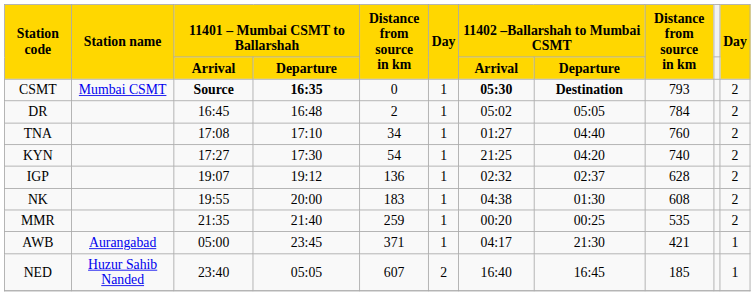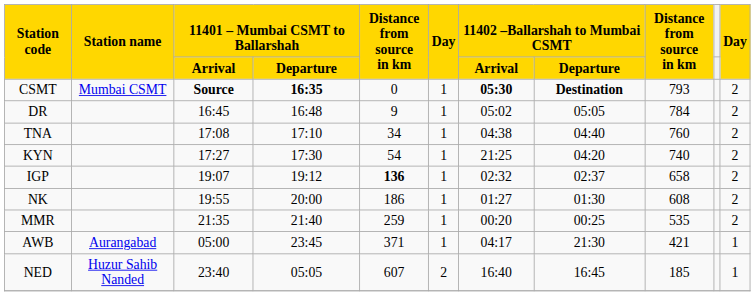(394, 111) 2 -> (394, 111) 9
(496, 133) 01:27 -> (496, 133) 04:38
(394, 177) normal -> (394, 177) bold
(679, 177) 628 -> (679, 177) 658
(394, 199) 183 -> (394, 199) 186
(496, 199) 04:38 -> (496, 199) 01:27
